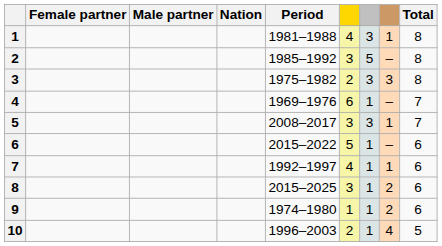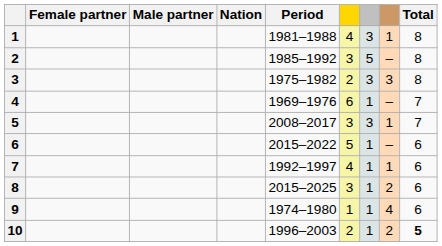(389, 209) 2 -> (389, 209) 4
(389, 230) 4 -> (389, 230) 2
(418, 230) normal -> (418, 230) bold
